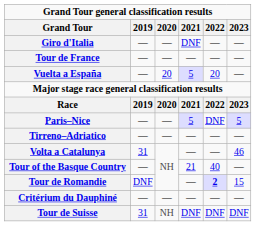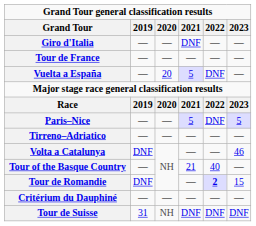(215, 74) 20 -> (215, 74) DNF
(143, 151) 31 -> (143, 151) DNF
